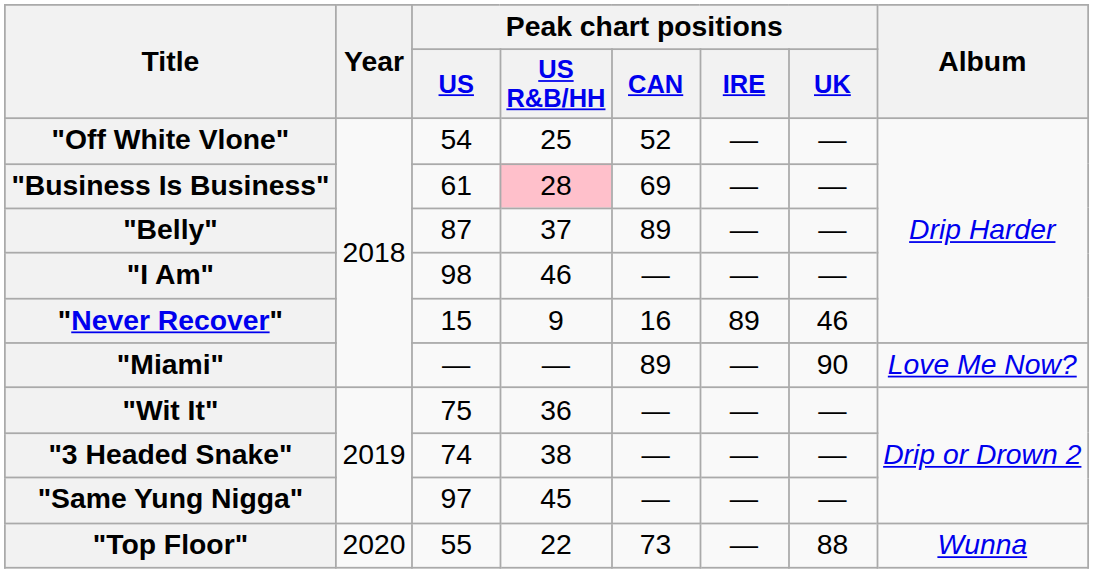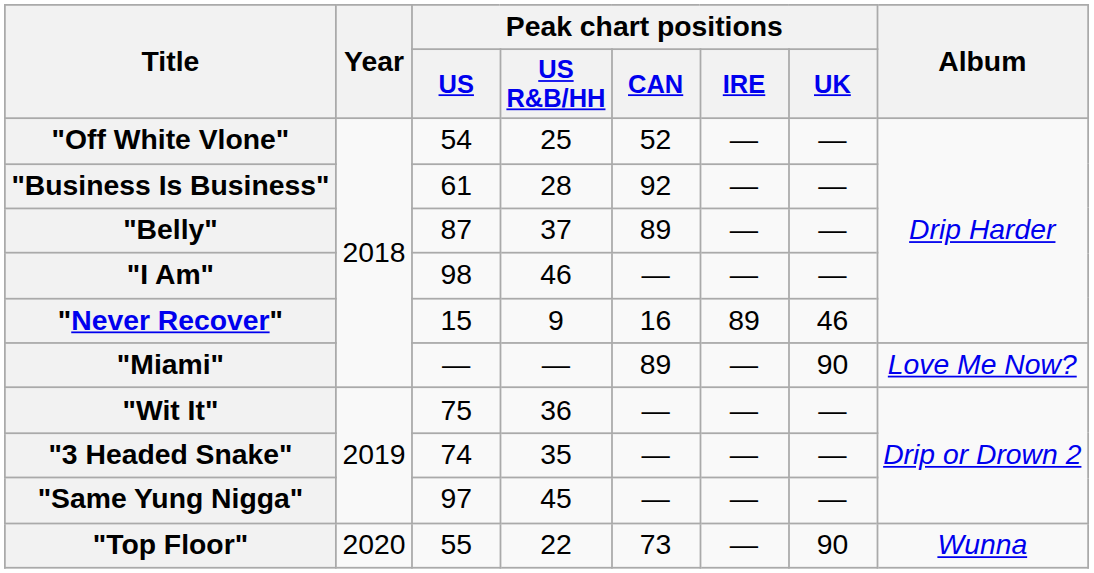(556, 185) pink background -> (556, 185) no background
(656, 185) 69 -> (656, 185) 92
(556, 454) 38 -> (556, 454) 35
(832, 544) 88 -> (832, 544) 90
